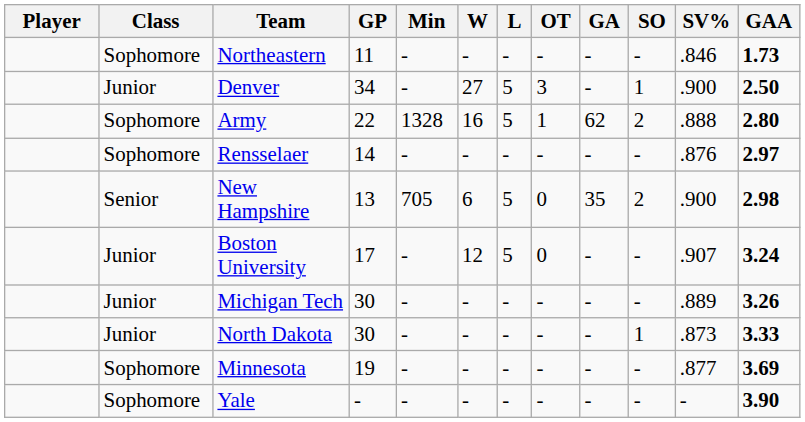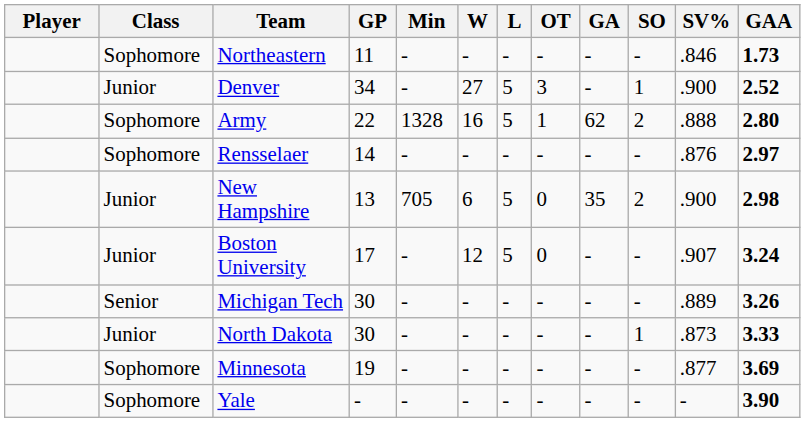(761, 87) 2.50 -> (761, 87) 2.52
(131, 199) Senior -> (130, 199) Junior
(130, 300) Junior -> (131, 300) Senior
